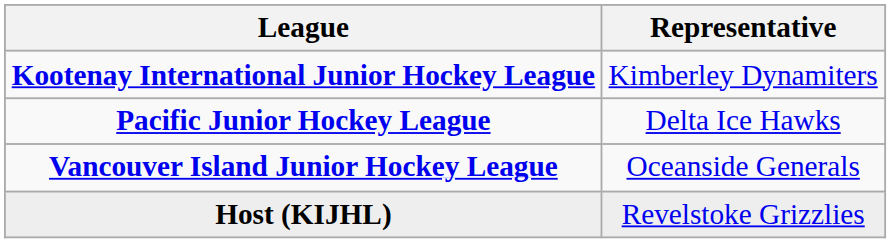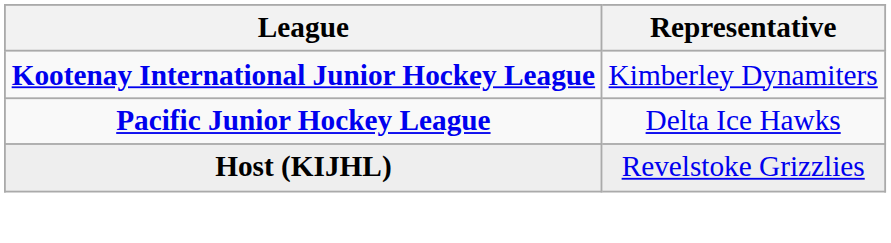- row: (303, 167)
